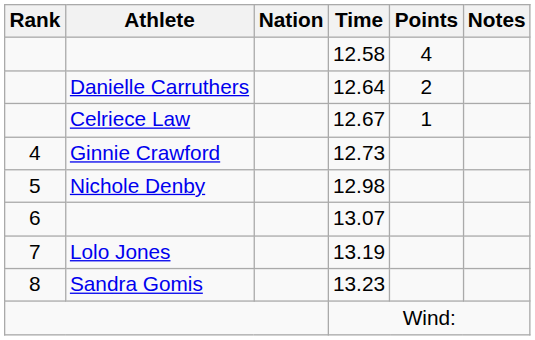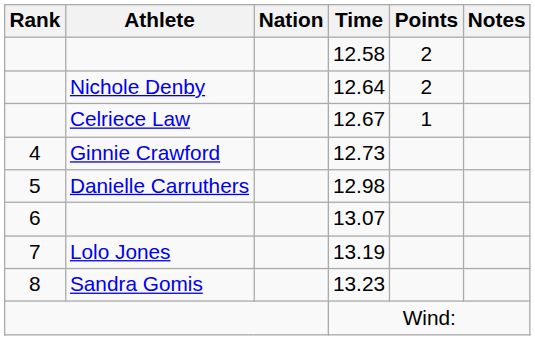(426, 53) 4 -> (426, 53) 2
(159, 86) Danielle Carruthers -> (138, 86) Nichole Denby
(138, 185) Nichole Denby -> (159, 185) Danielle Carruthers
